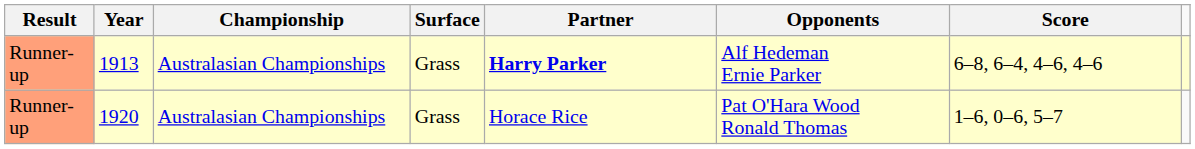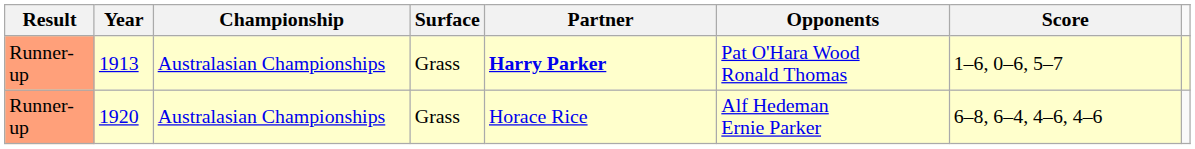(775, 62) Alf Hedeman Ernie Parker -> (790, 62) Pat O'Hara Wood Ronald Thomas
(1028, 62) 6–8, 6–4, 4–6, 4–6 -> (1008, 62) 1–6, 0–6, 5–7
(790, 116) Pat O'Hara Wood Ronald Thomas -> (775, 116) Alf Hedeman Ernie Parker
(1008, 116) 1–6, 0–6, 5–7 -> (1028, 116) 6–8, 6–4, 4–6, 4–6
